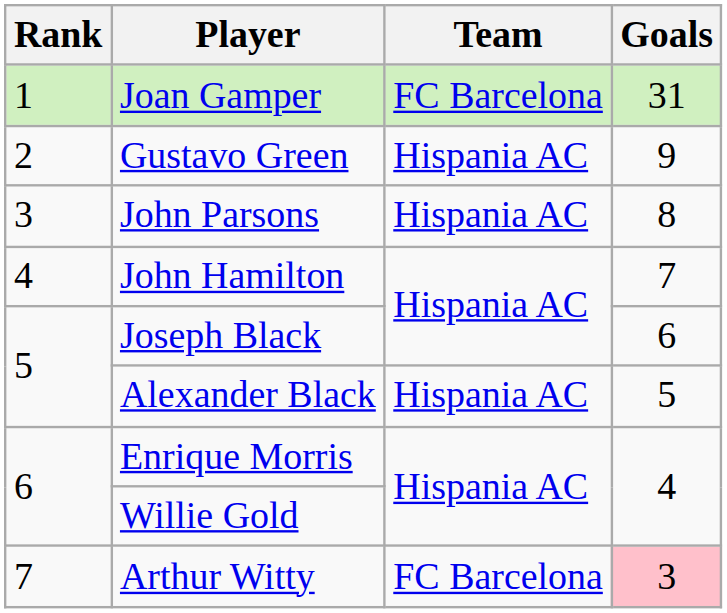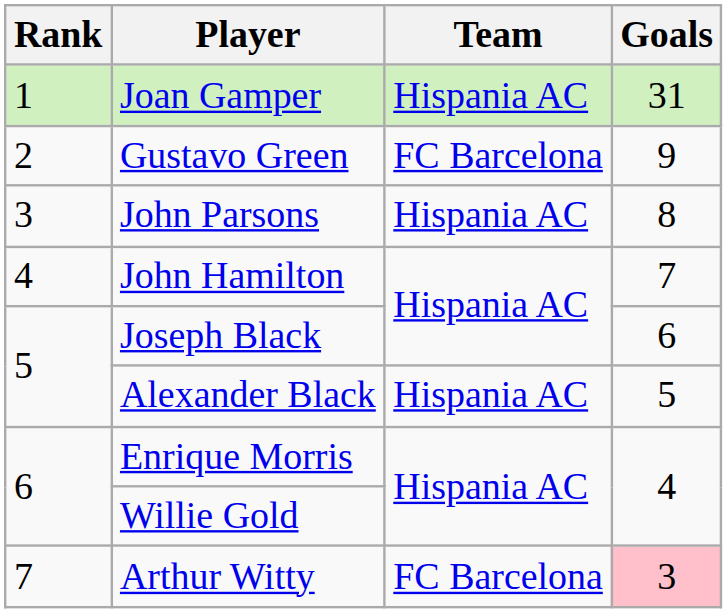(498, 94) FC Barcelona -> (491, 94) Hispania AC
(491, 154) Hispania AC -> (498, 154) FC Barcelona
